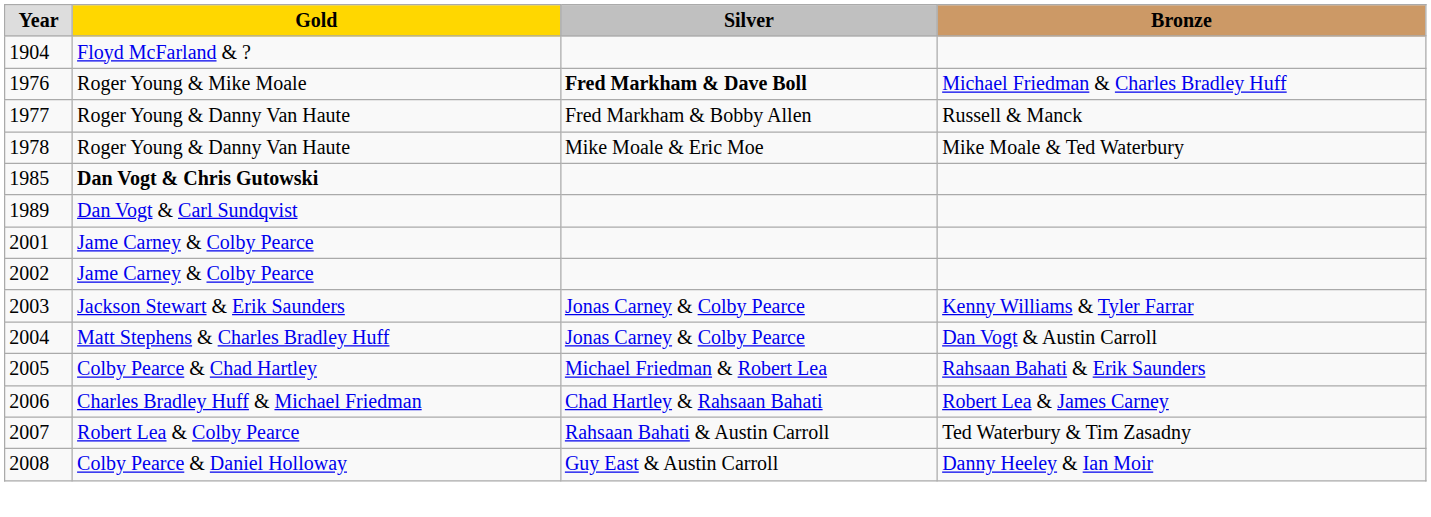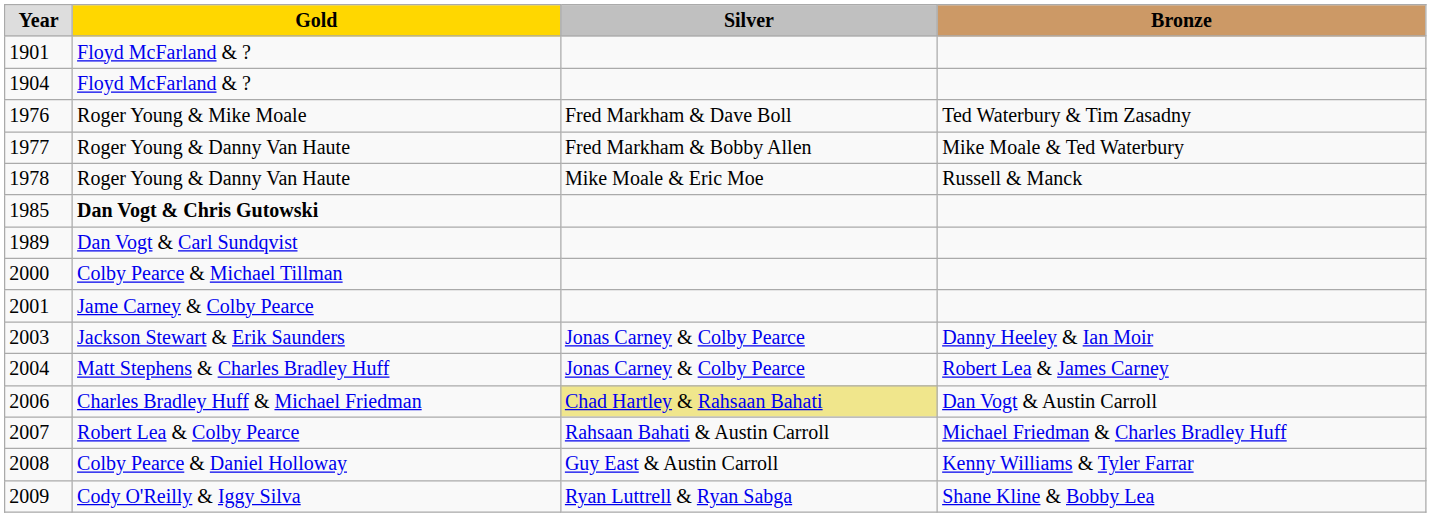+ row: (29, 52)
(686, 83) bold -> (678, 115) normal
(1114, 83) Michael Friedman & Charles Bradley Huff -> (1067, 115) Ted Waterbury & Tim Zasadny
(1012, 115) Russell & Manck -> (1063, 147) Mike Moale & Ted Waterbury
(1063, 147) Mike Moale & Ted Waterbury -> (1012, 178) Russell & Manck
+ row: (29, 274)
- row: (29, 274)
(1068, 305) Kenny Williams & Tyler Farrar -> (1048, 337) Danny Heeley & Ian Moir
(1050, 337) Dan Vogt & Austin Carroll -> (1055, 369) Robert Lea & James Carney
- row: (29, 369)
(694, 400) no background -> (694, 400) khaki background
(1055, 400) Robert Lea & James Carney -> (1050, 400) Dan Vogt & Austin Carroll
(1067, 432) Ted Waterbury & Tim Zasadny -> (1114, 432) Michael Friedman & Charles Bradley Huff
(1048, 464) Danny Heeley & Ian Moir -> (1068, 464) Kenny Williams & Tyler Farrar
+ row: (29, 496)
